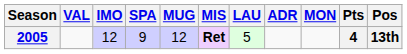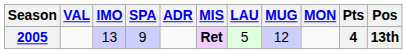columns swapped: (179, 16) <-> (283, 16)
(109, 38) 12 -> (109, 38) 13
